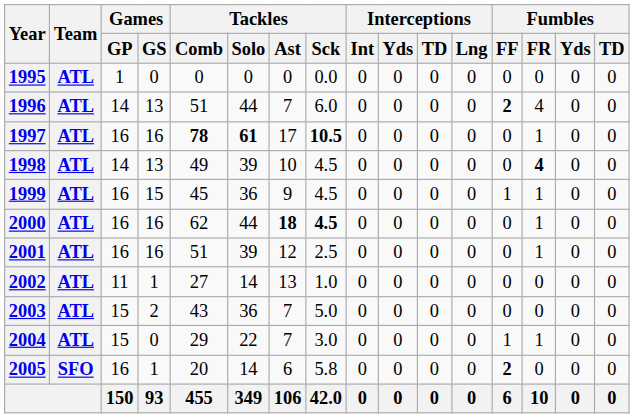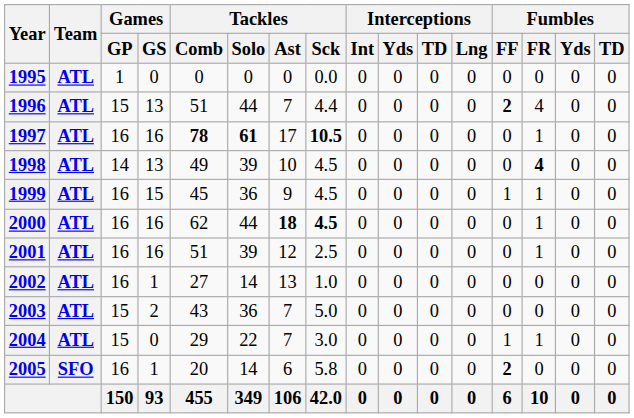(120, 106) 14 -> (120, 106) 15
(326, 106) 6.0 -> (326, 106) 4.4
(120, 281) 11 -> (120, 281) 16
